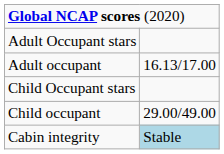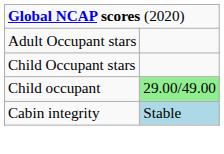- row: (55, 64)
(180, 112) no background -> (180, 88) lightgreen background
